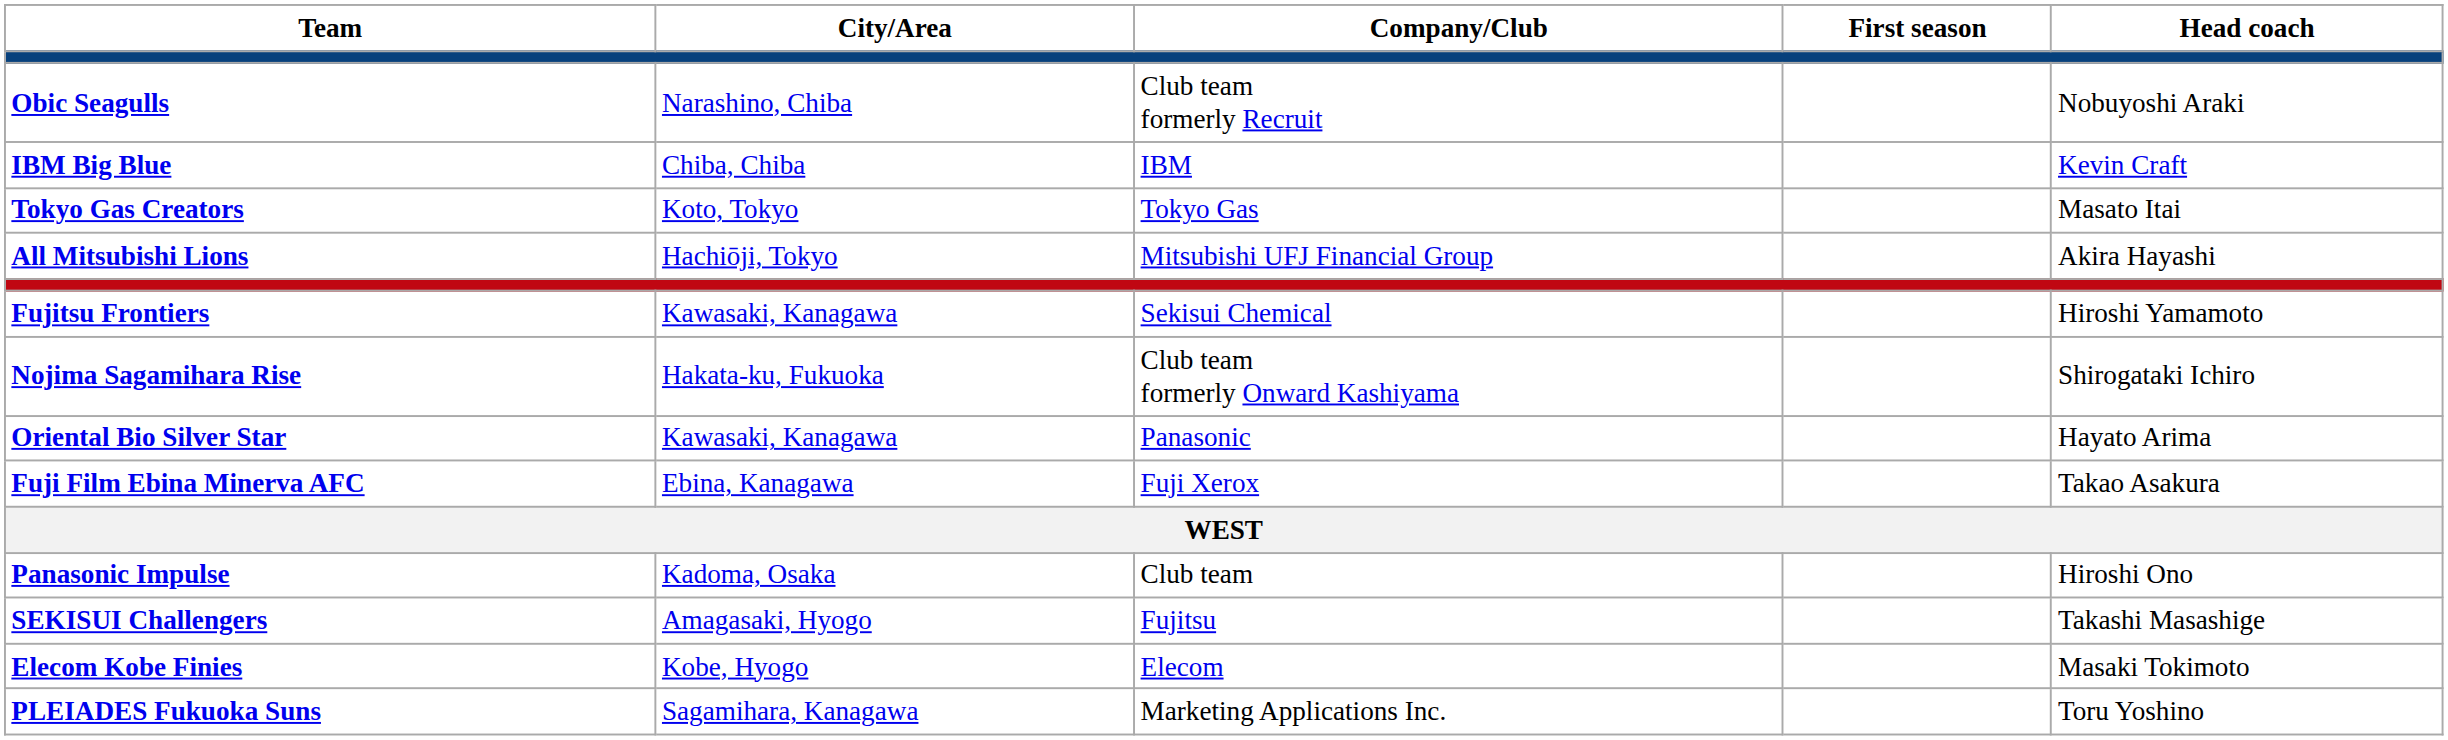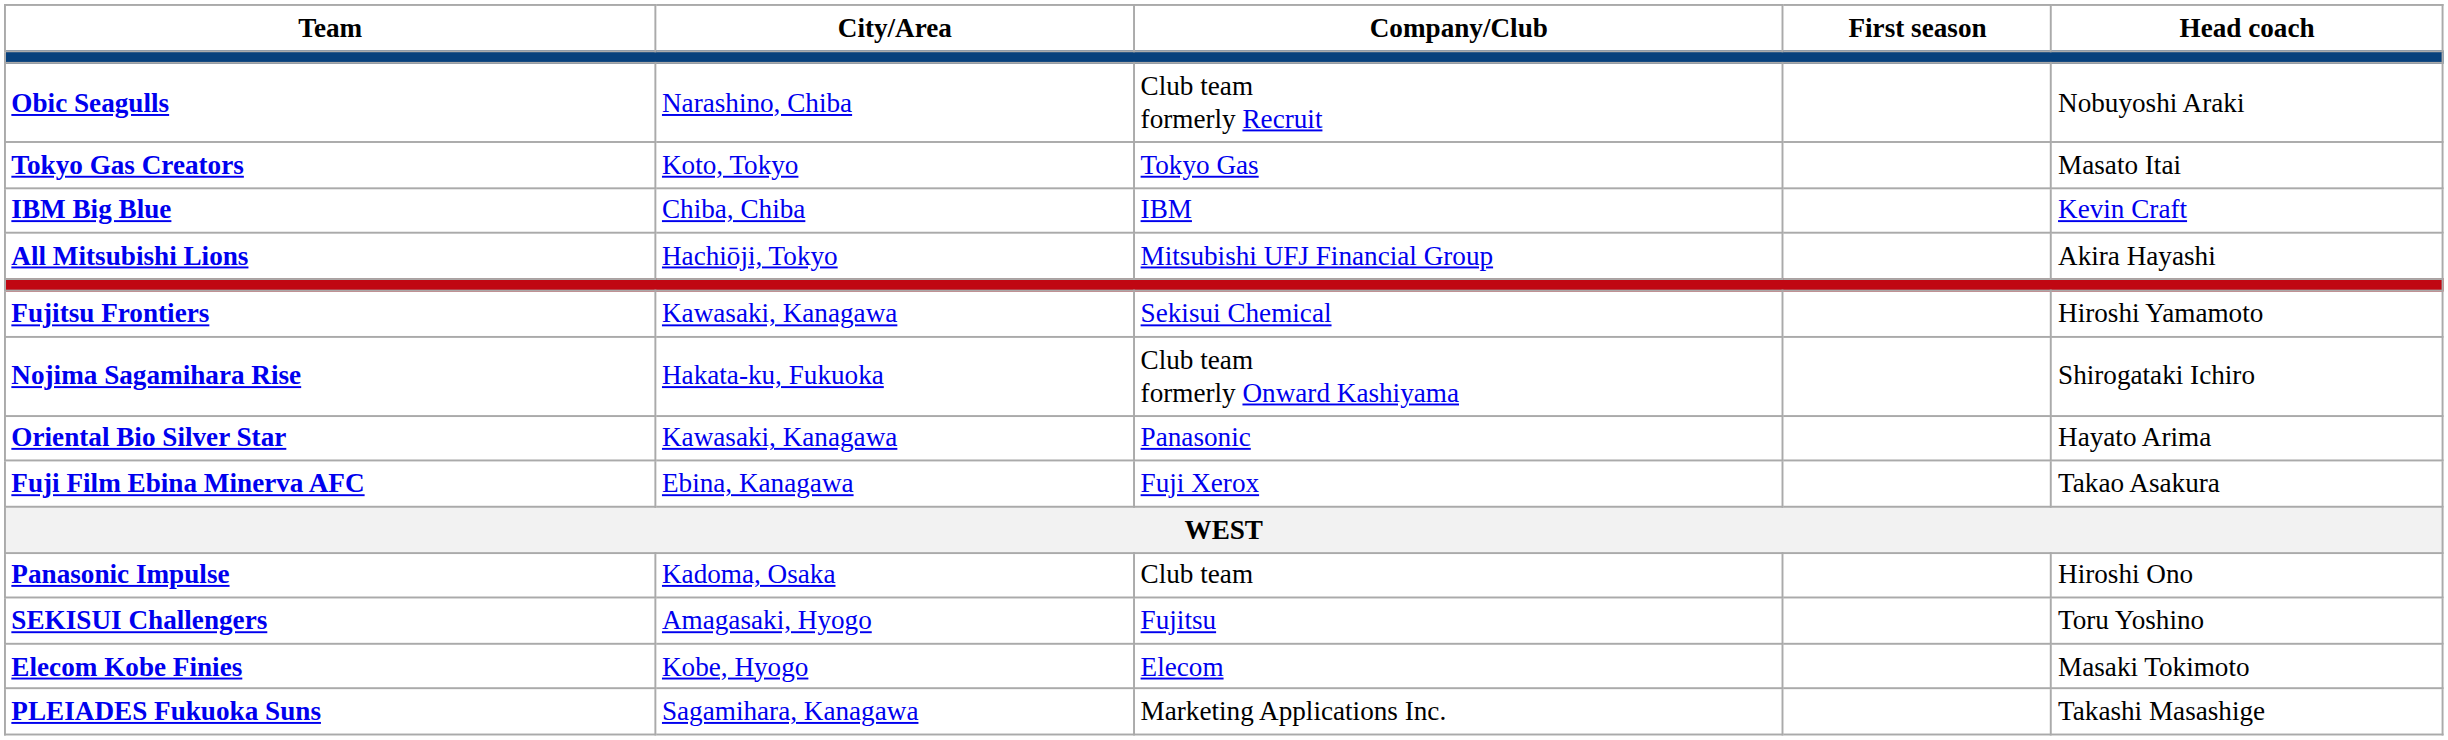rows swapped: (128, 209) <-> (91, 164)
(2162, 620) Takashi Masashige -> (2131, 620) Toru Yoshino
(2131, 711) Toru Yoshino -> (2162, 711) Takashi Masashige
